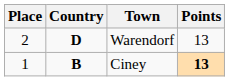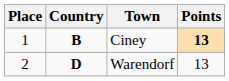rows swapped: (128, 64) <-> (142, 40)
